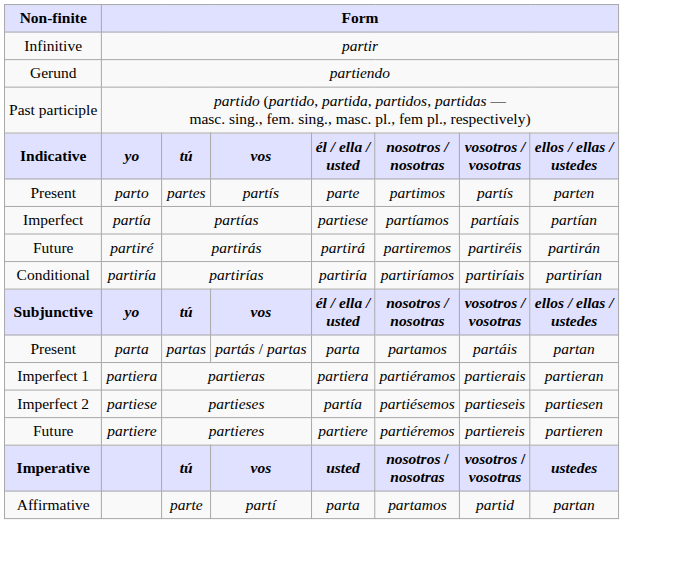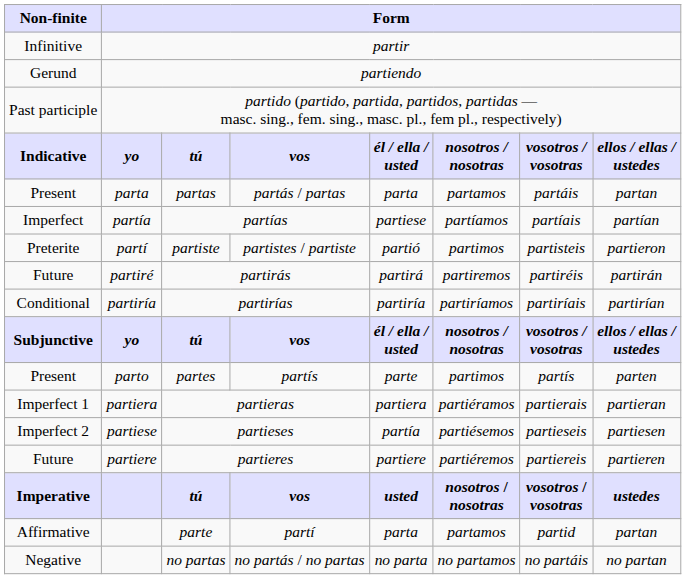rows swapped: (186, 192) <-> (186, 348)
+ row: (196, 247)
+ row: (196, 560)
